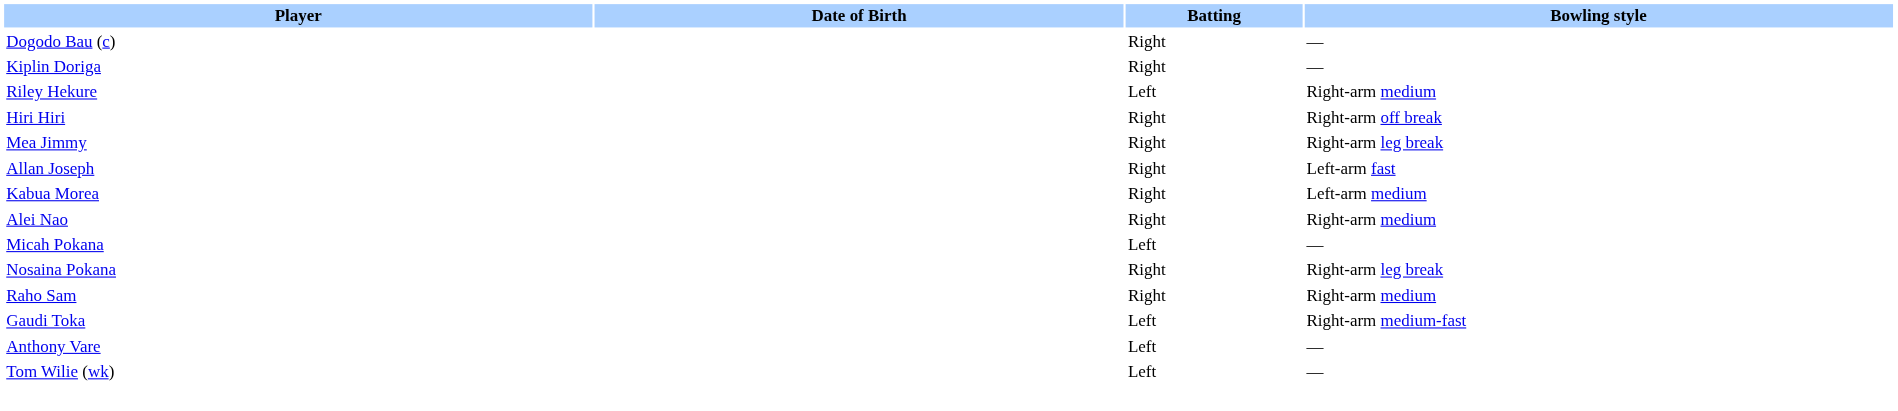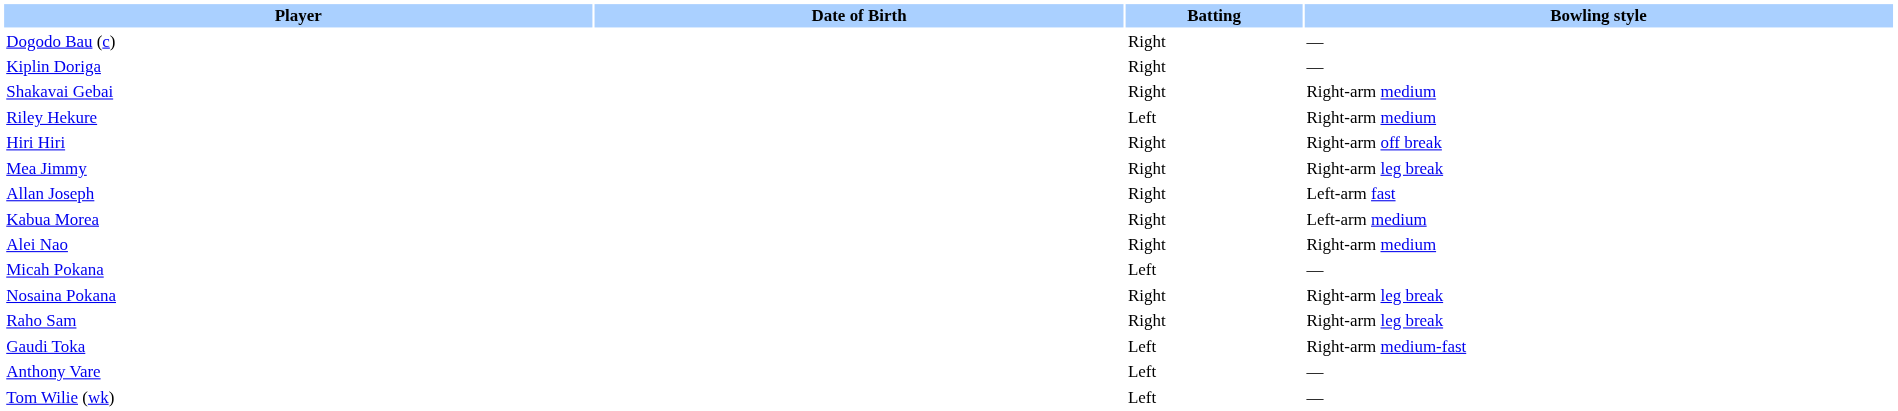+ row: (60, 92)
(1371, 295) Right-arm medium -> (1375, 321) Right-arm leg break
